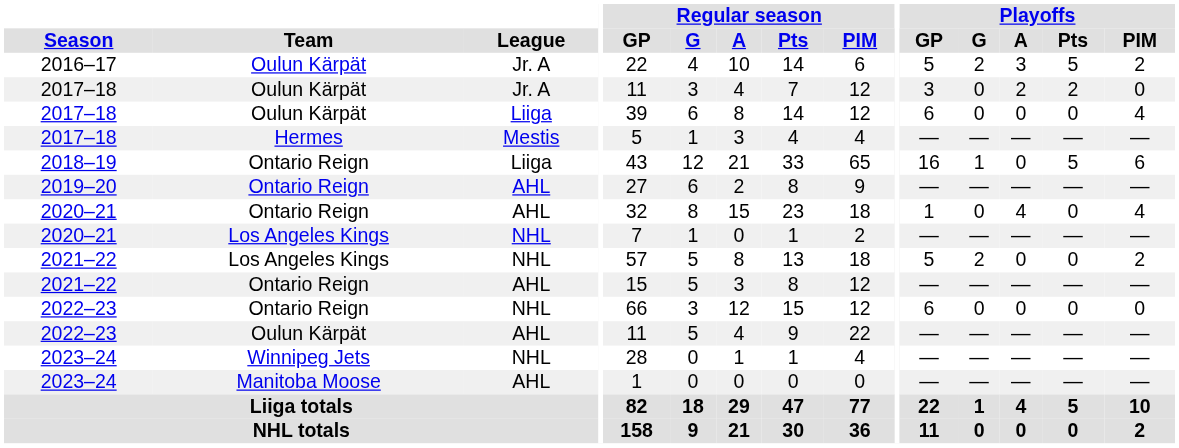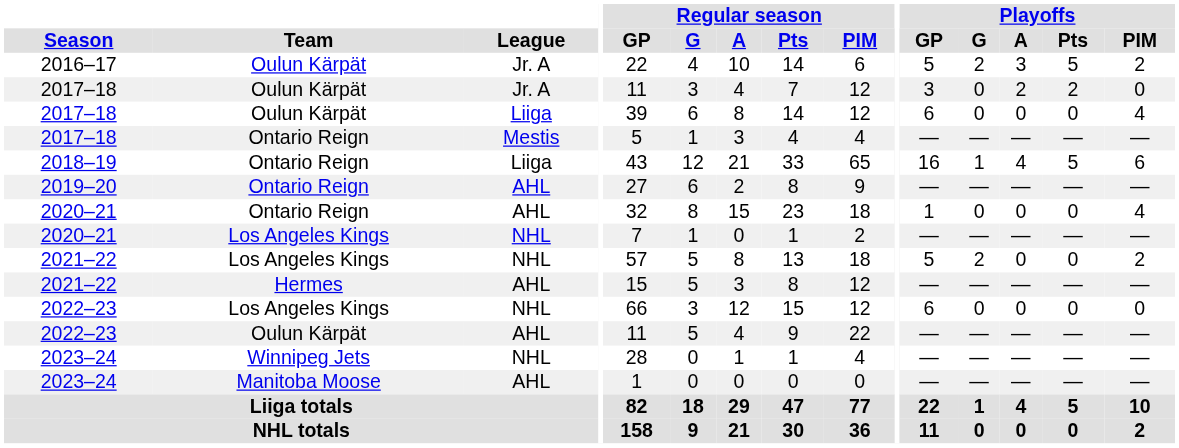(309, 138) Hermes -> (309, 138) Ontario Reign
(1021, 162) 0 -> (1021, 162) 4
(1021, 211) 4 -> (1021, 211) 0
(309, 284) Ontario Reign -> (309, 284) Hermes
(309, 308) Ontario Reign -> (309, 308) Los Angeles Kings
